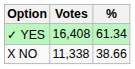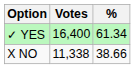(71, 34) 16,408 -> (71, 34) 16,400
